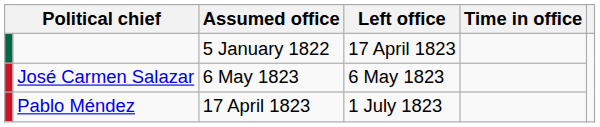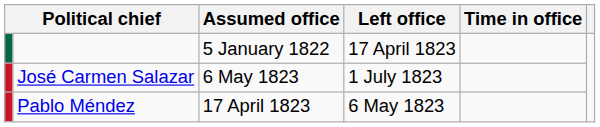(396, 77) 6 May 1823 -> (395, 77) 1 July 1823
(395, 106) 1 July 1823 -> (396, 106) 6 May 1823
